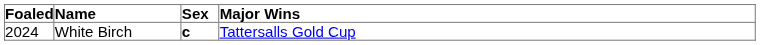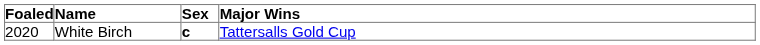(22, 31) 2024 -> (22, 31) 2020
